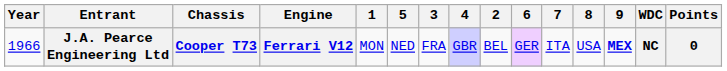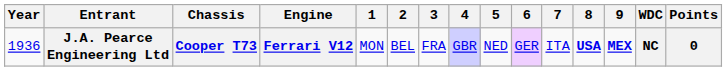columns swapped: (496, 16) <-> (403, 16)
(24, 47) 1966 -> (24, 47) 1936
(589, 47) normal -> (589, 47) bold
